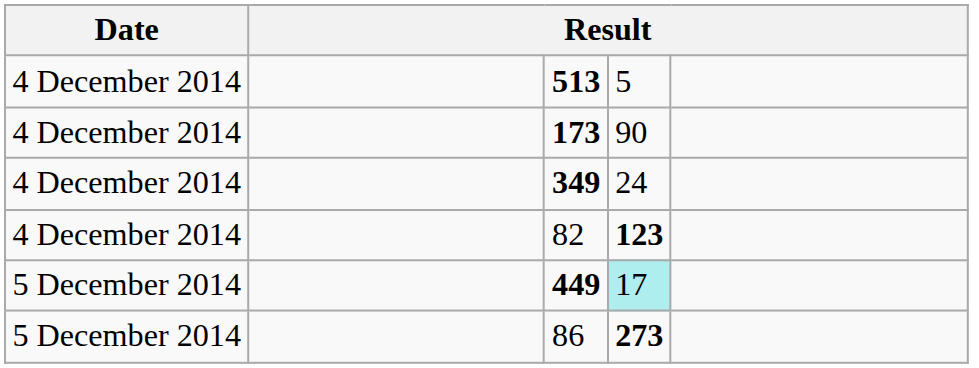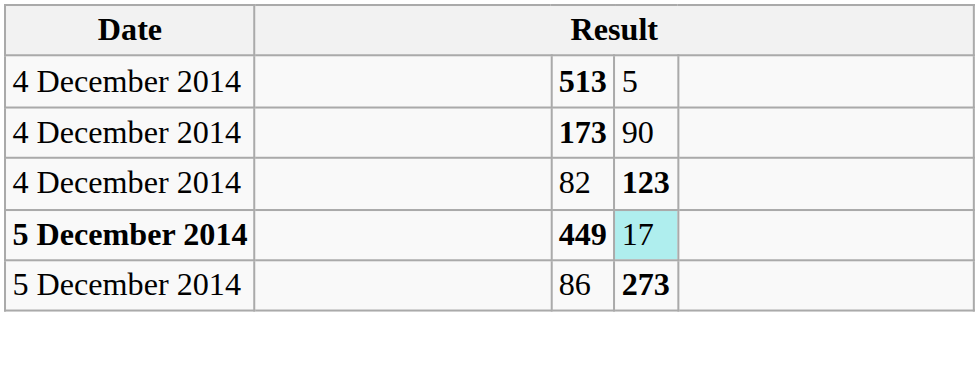- row: (576, 183)
(127, 285) normal -> (130, 234) bold
